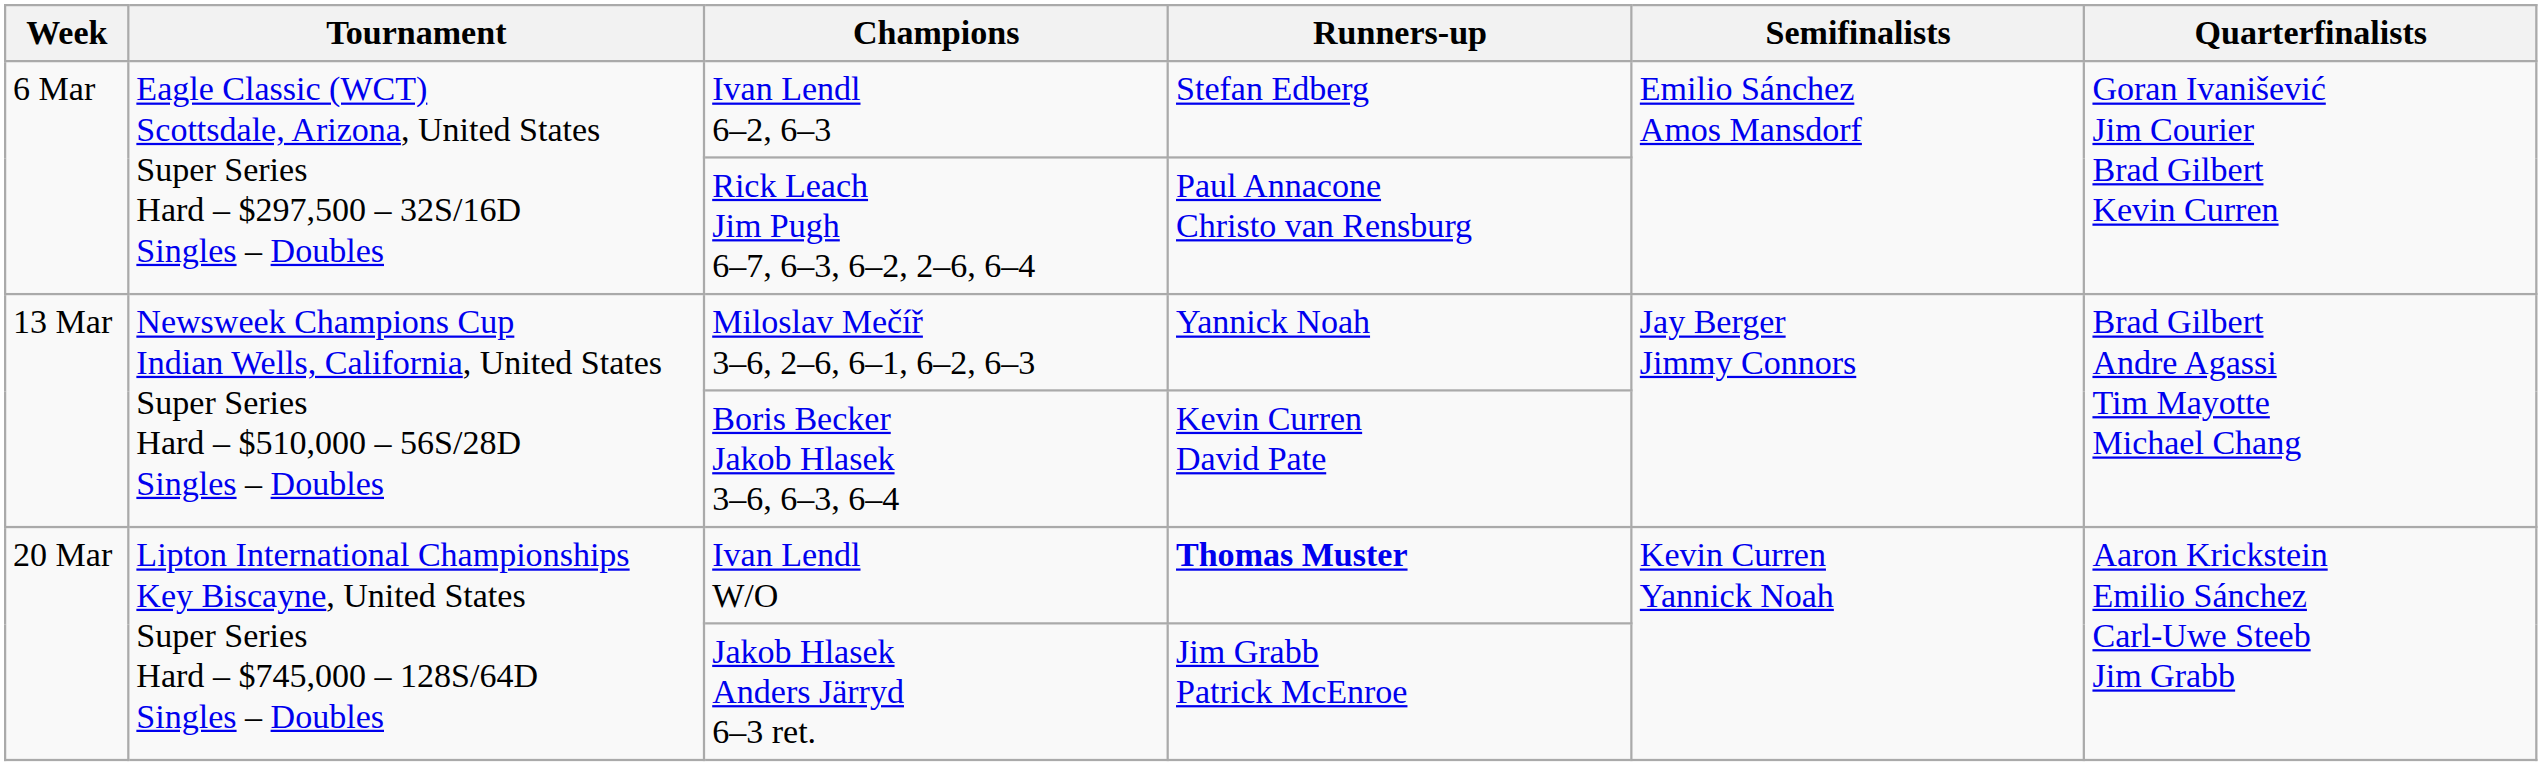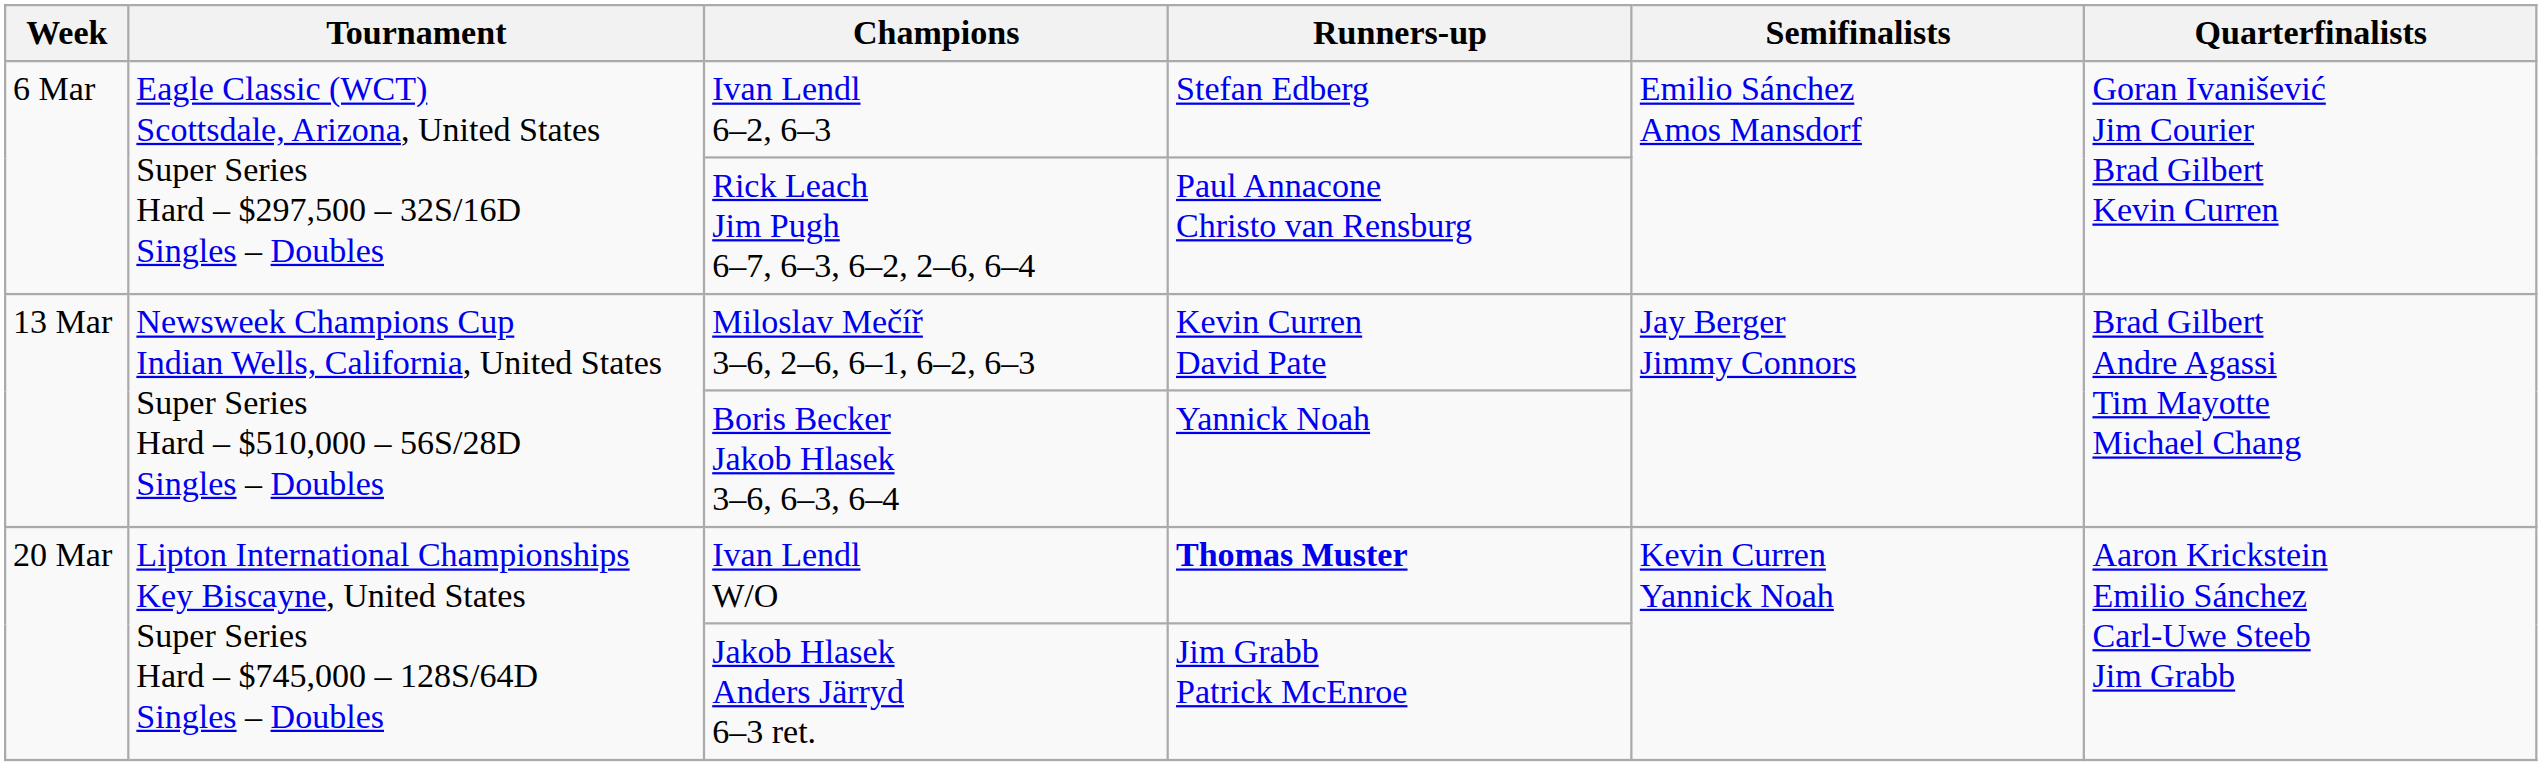(1273, 322) Yannick Noah -> (1269, 342) Kevin Curren David Pate
(1269, 438) Kevin Curren David Pate -> (1273, 418) Yannick Noah
